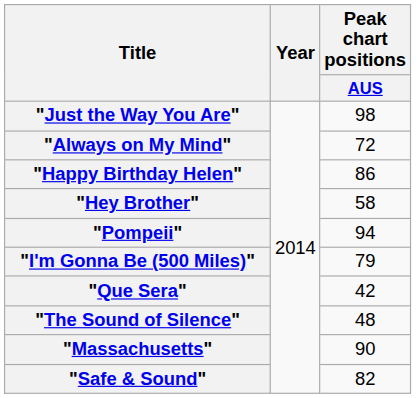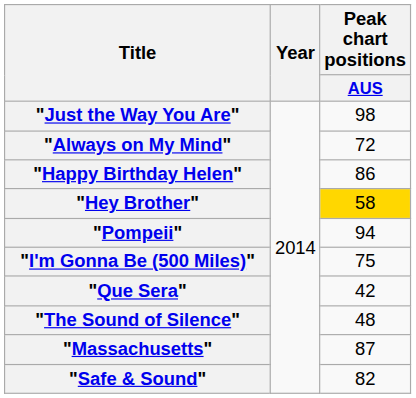(365, 203) no background -> (365, 203) gold background
(365, 261) 79 -> (365, 261) 75
(365, 349) 90 -> (365, 349) 87
